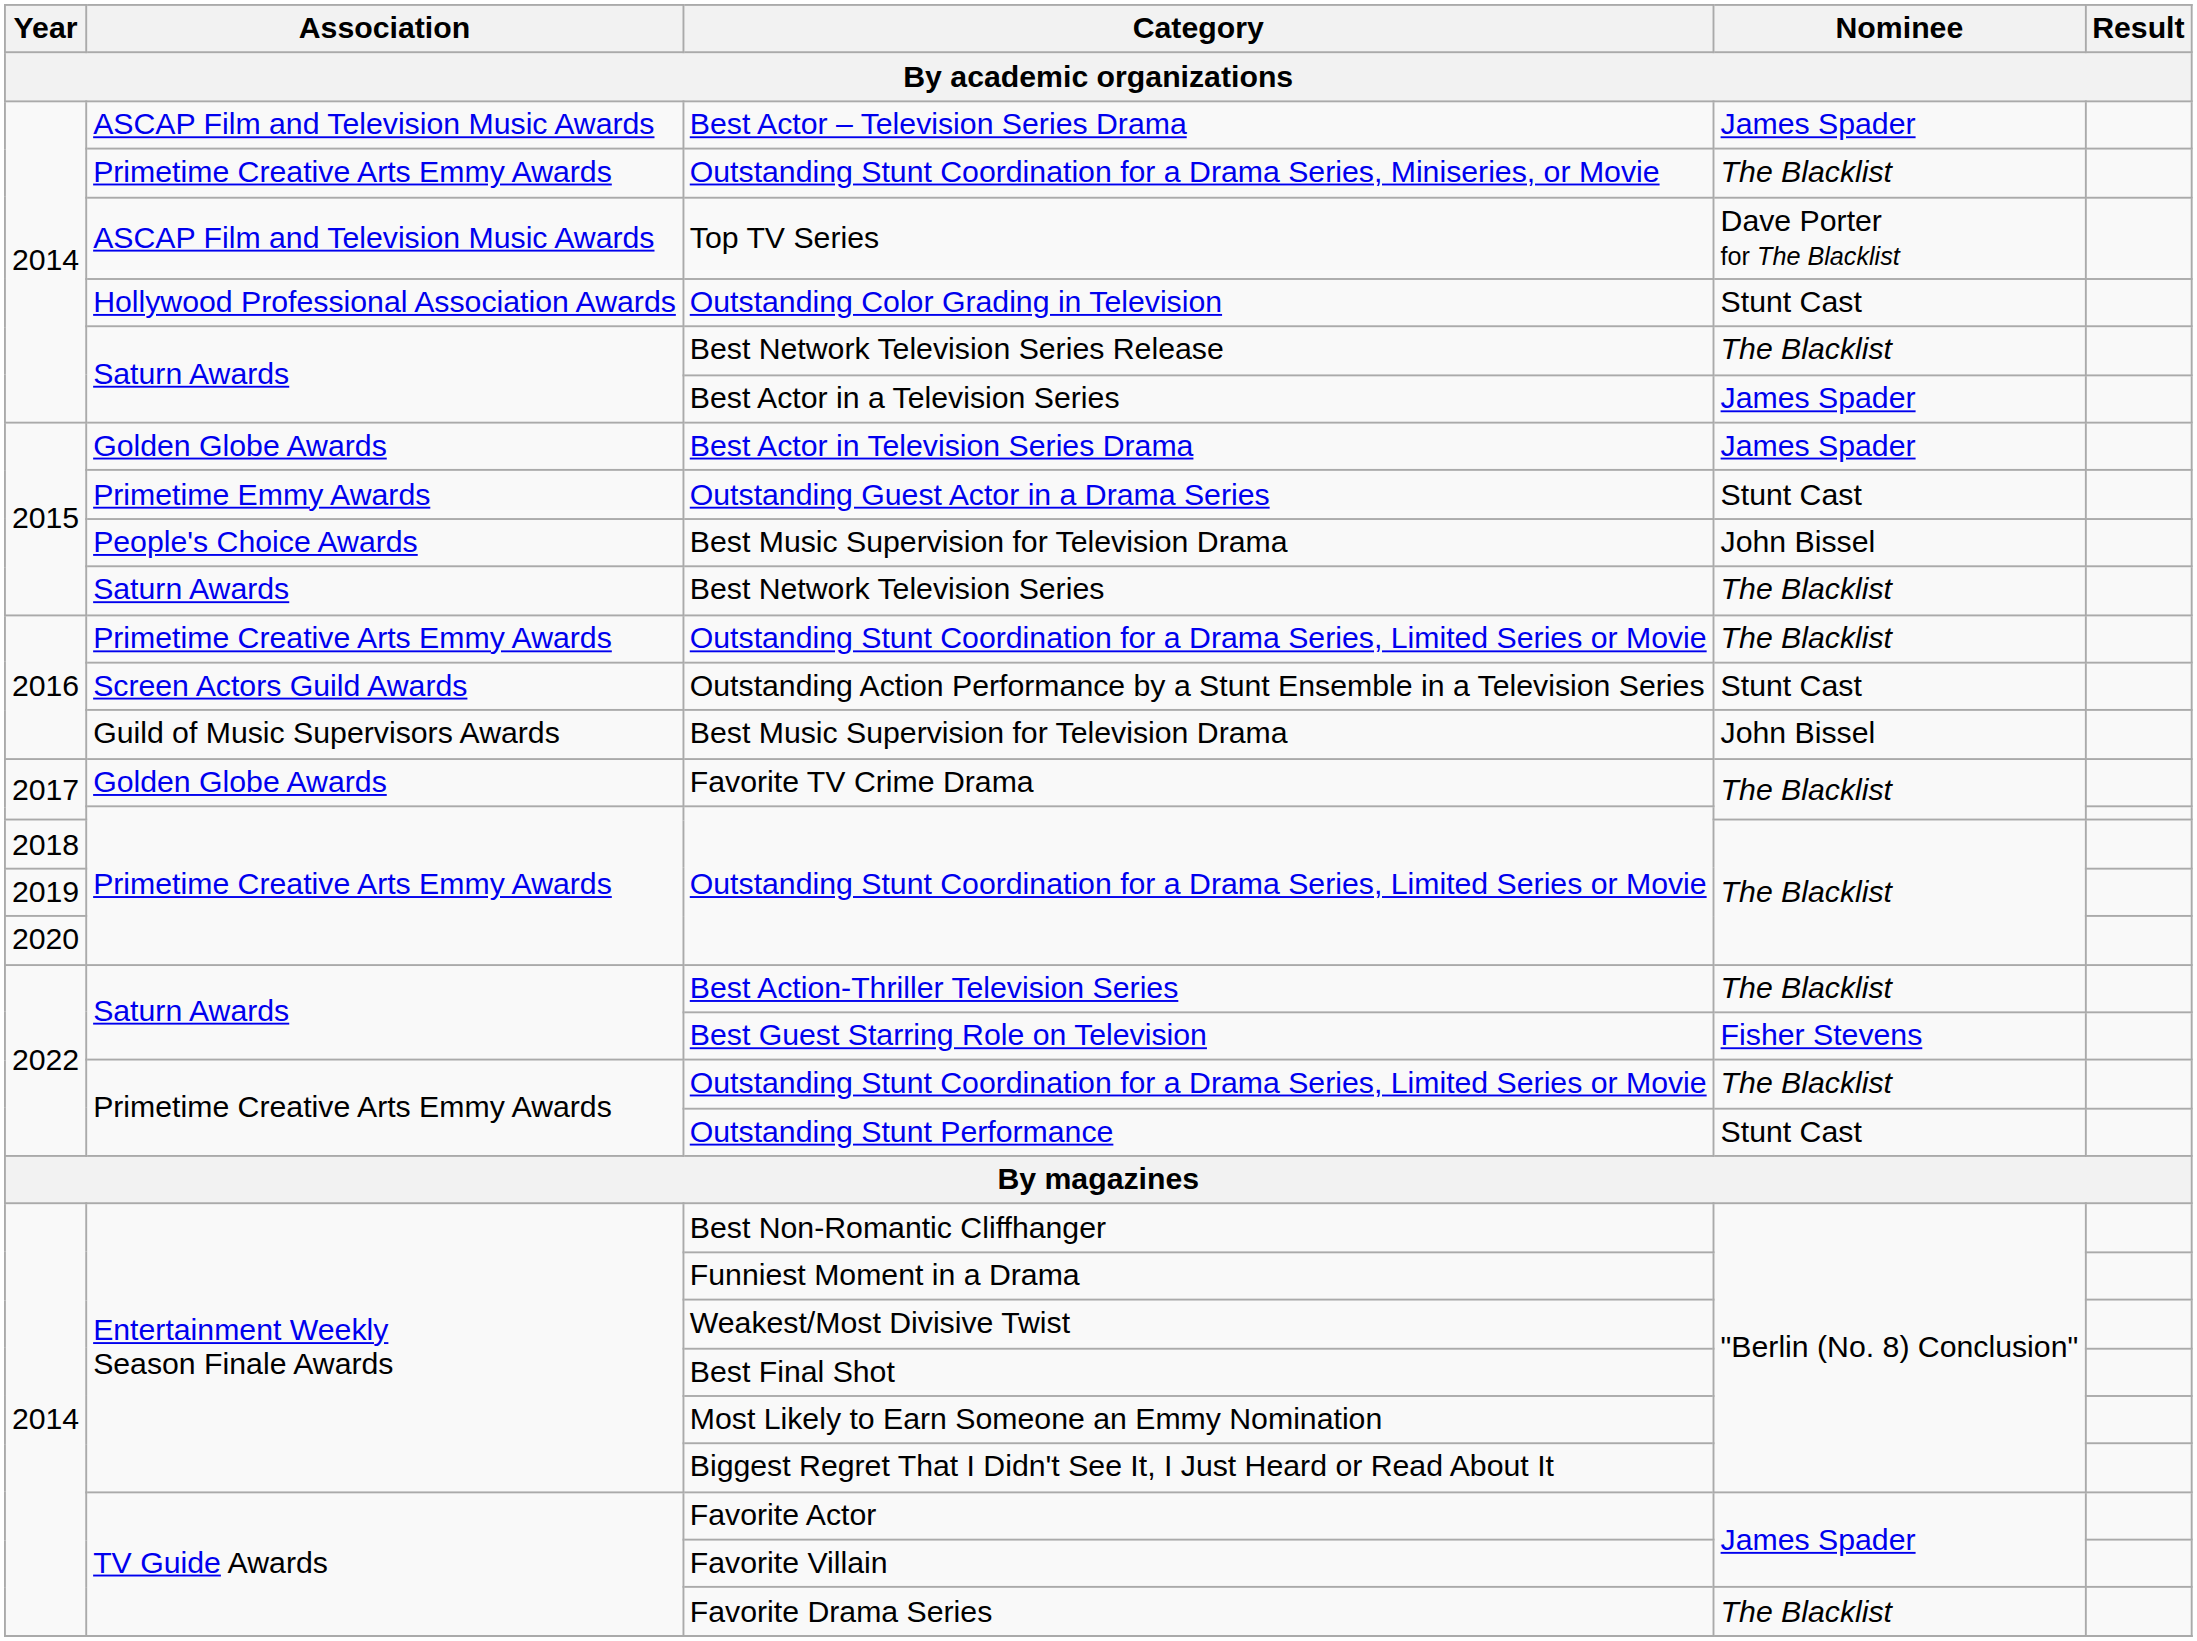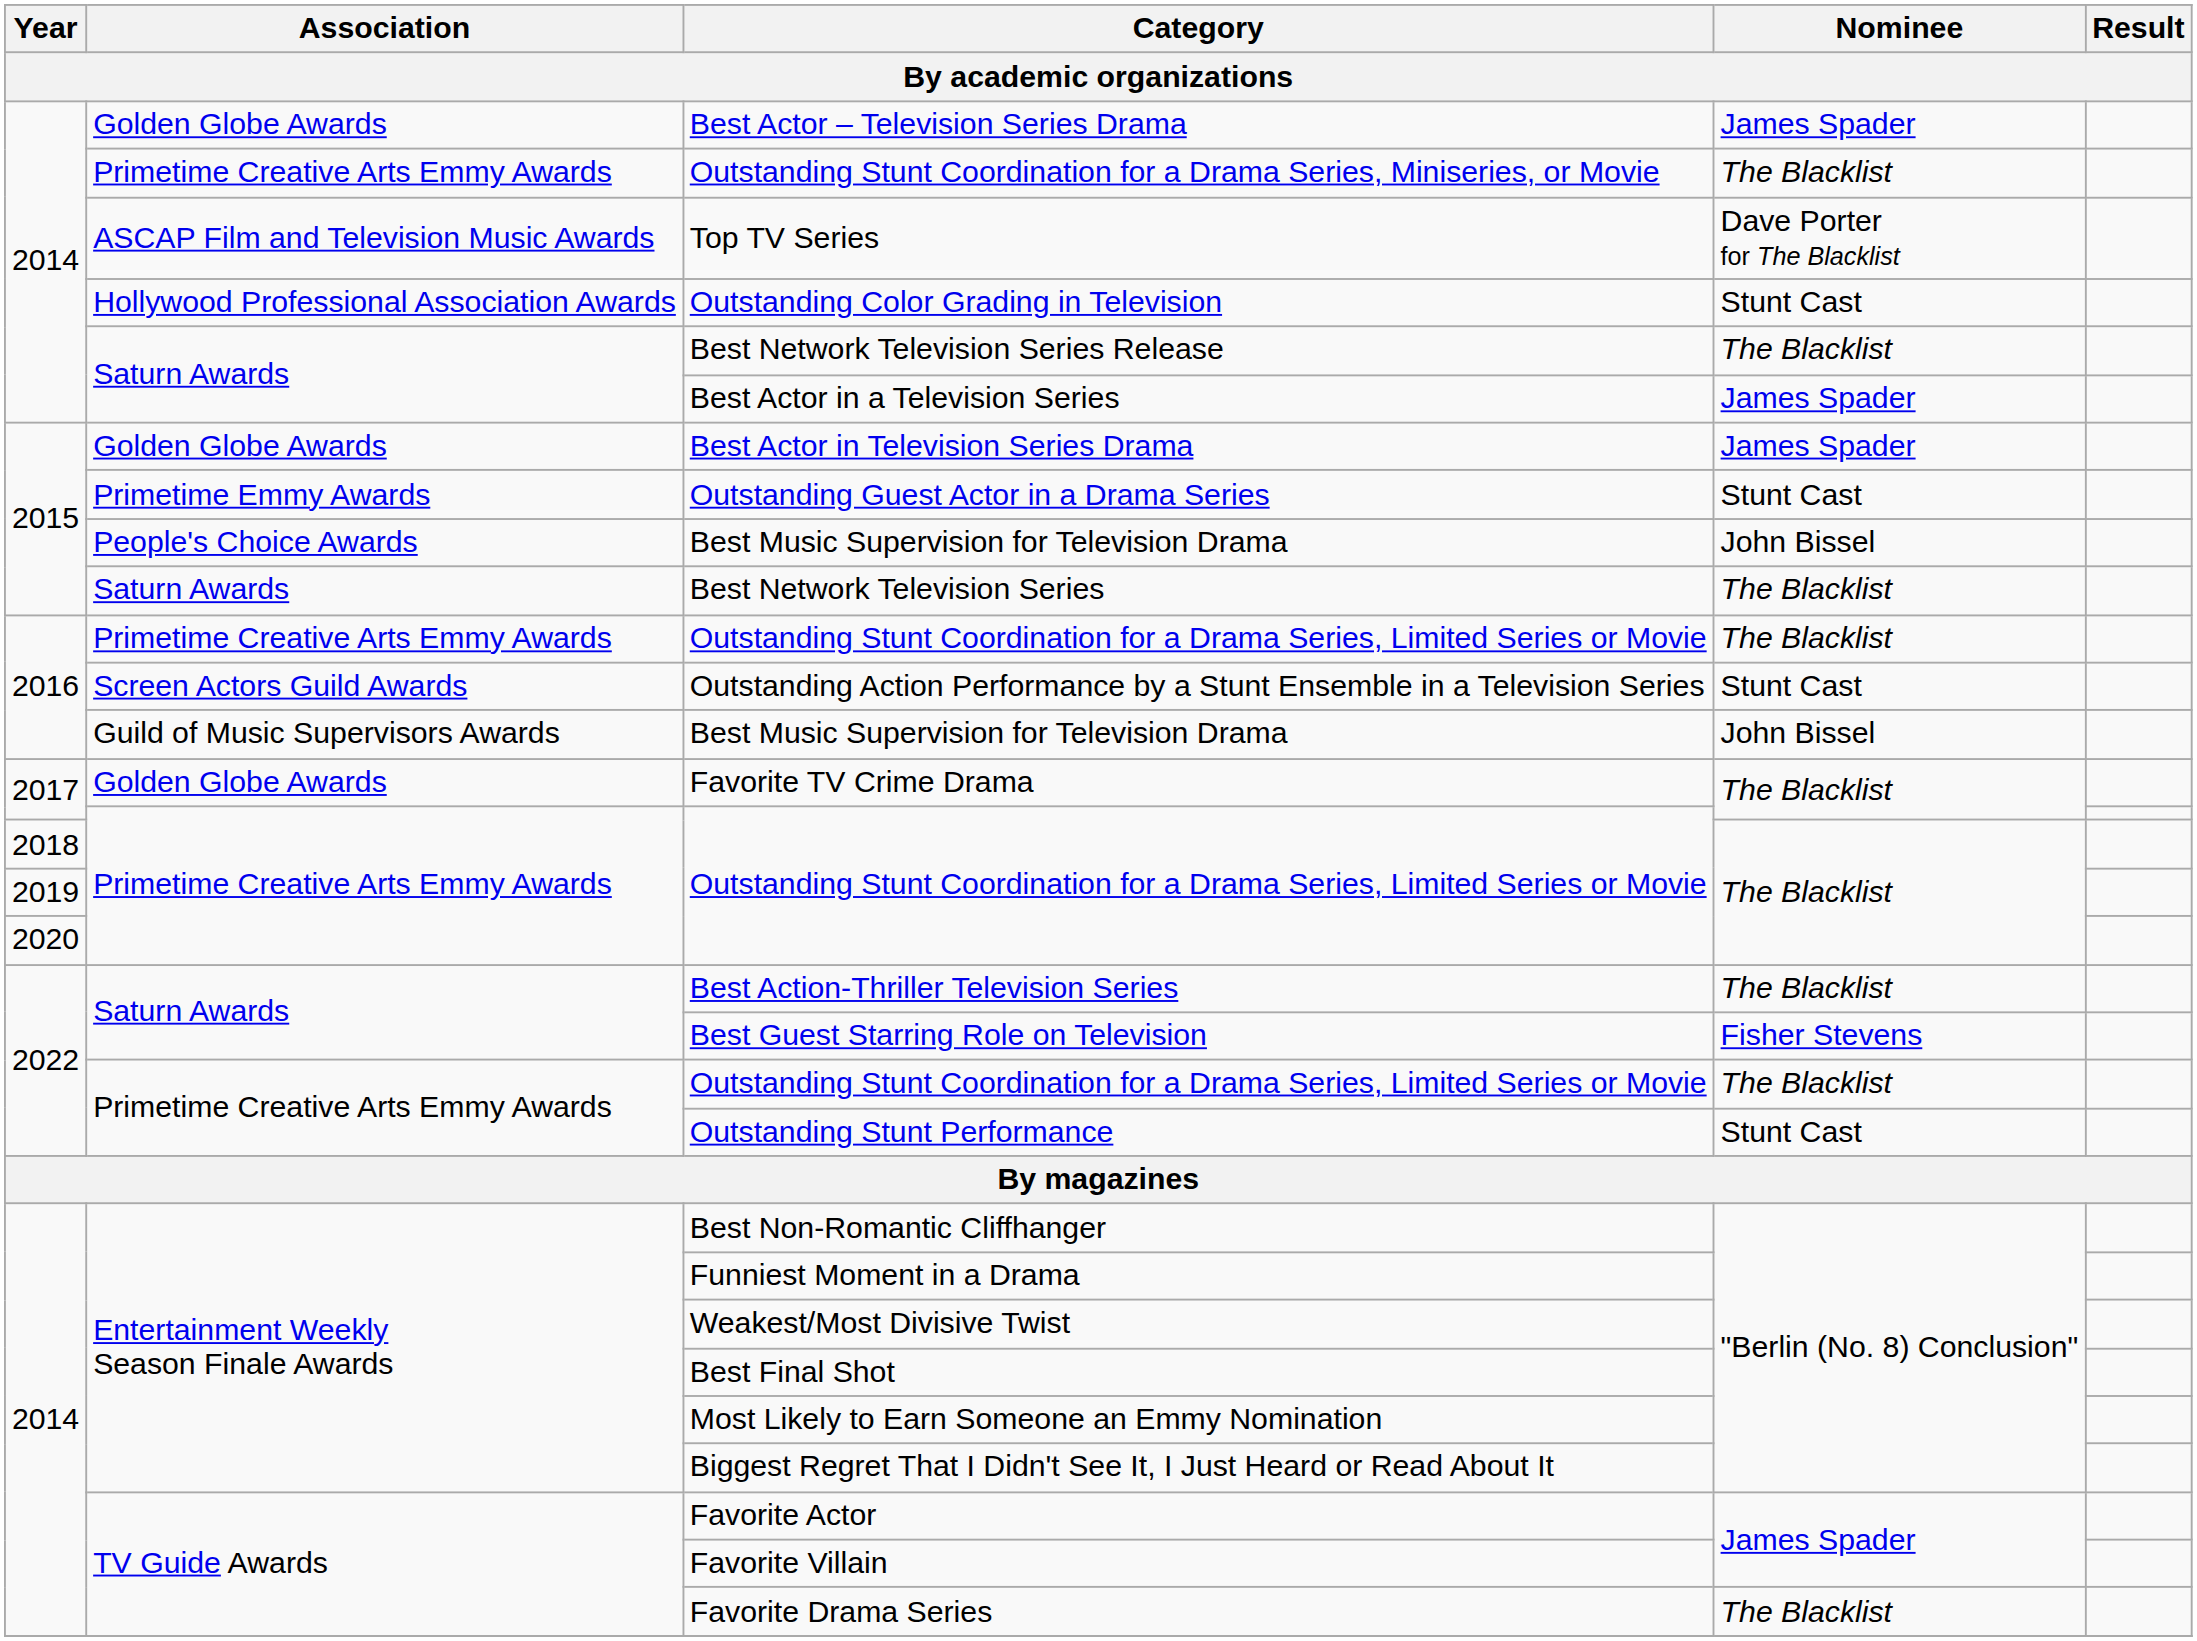(374, 124) ASCAP Film and Television Music Awards -> (240, 124) Golden Globe Awards
